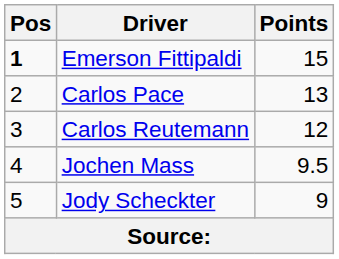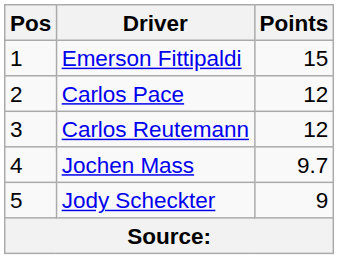(16, 58) bold -> (16, 58) normal
(316, 94) 13 -> (316, 94) 12
(313, 165) 9.5 -> (313, 165) 9.7
